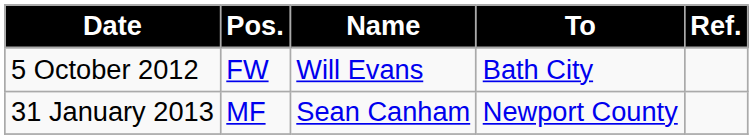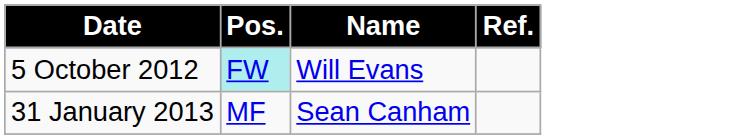- column: (580, 26)
(247, 69) no background -> (247, 69) paleturquoise background
